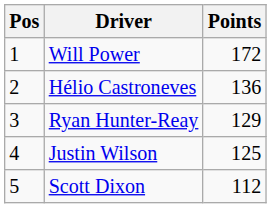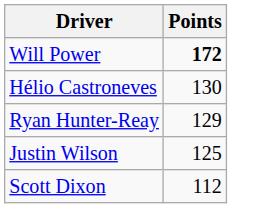- column: (24, 21)
(246, 54) normal -> (207, 54) bold
(246, 87) 136 -> (207, 87) 130
